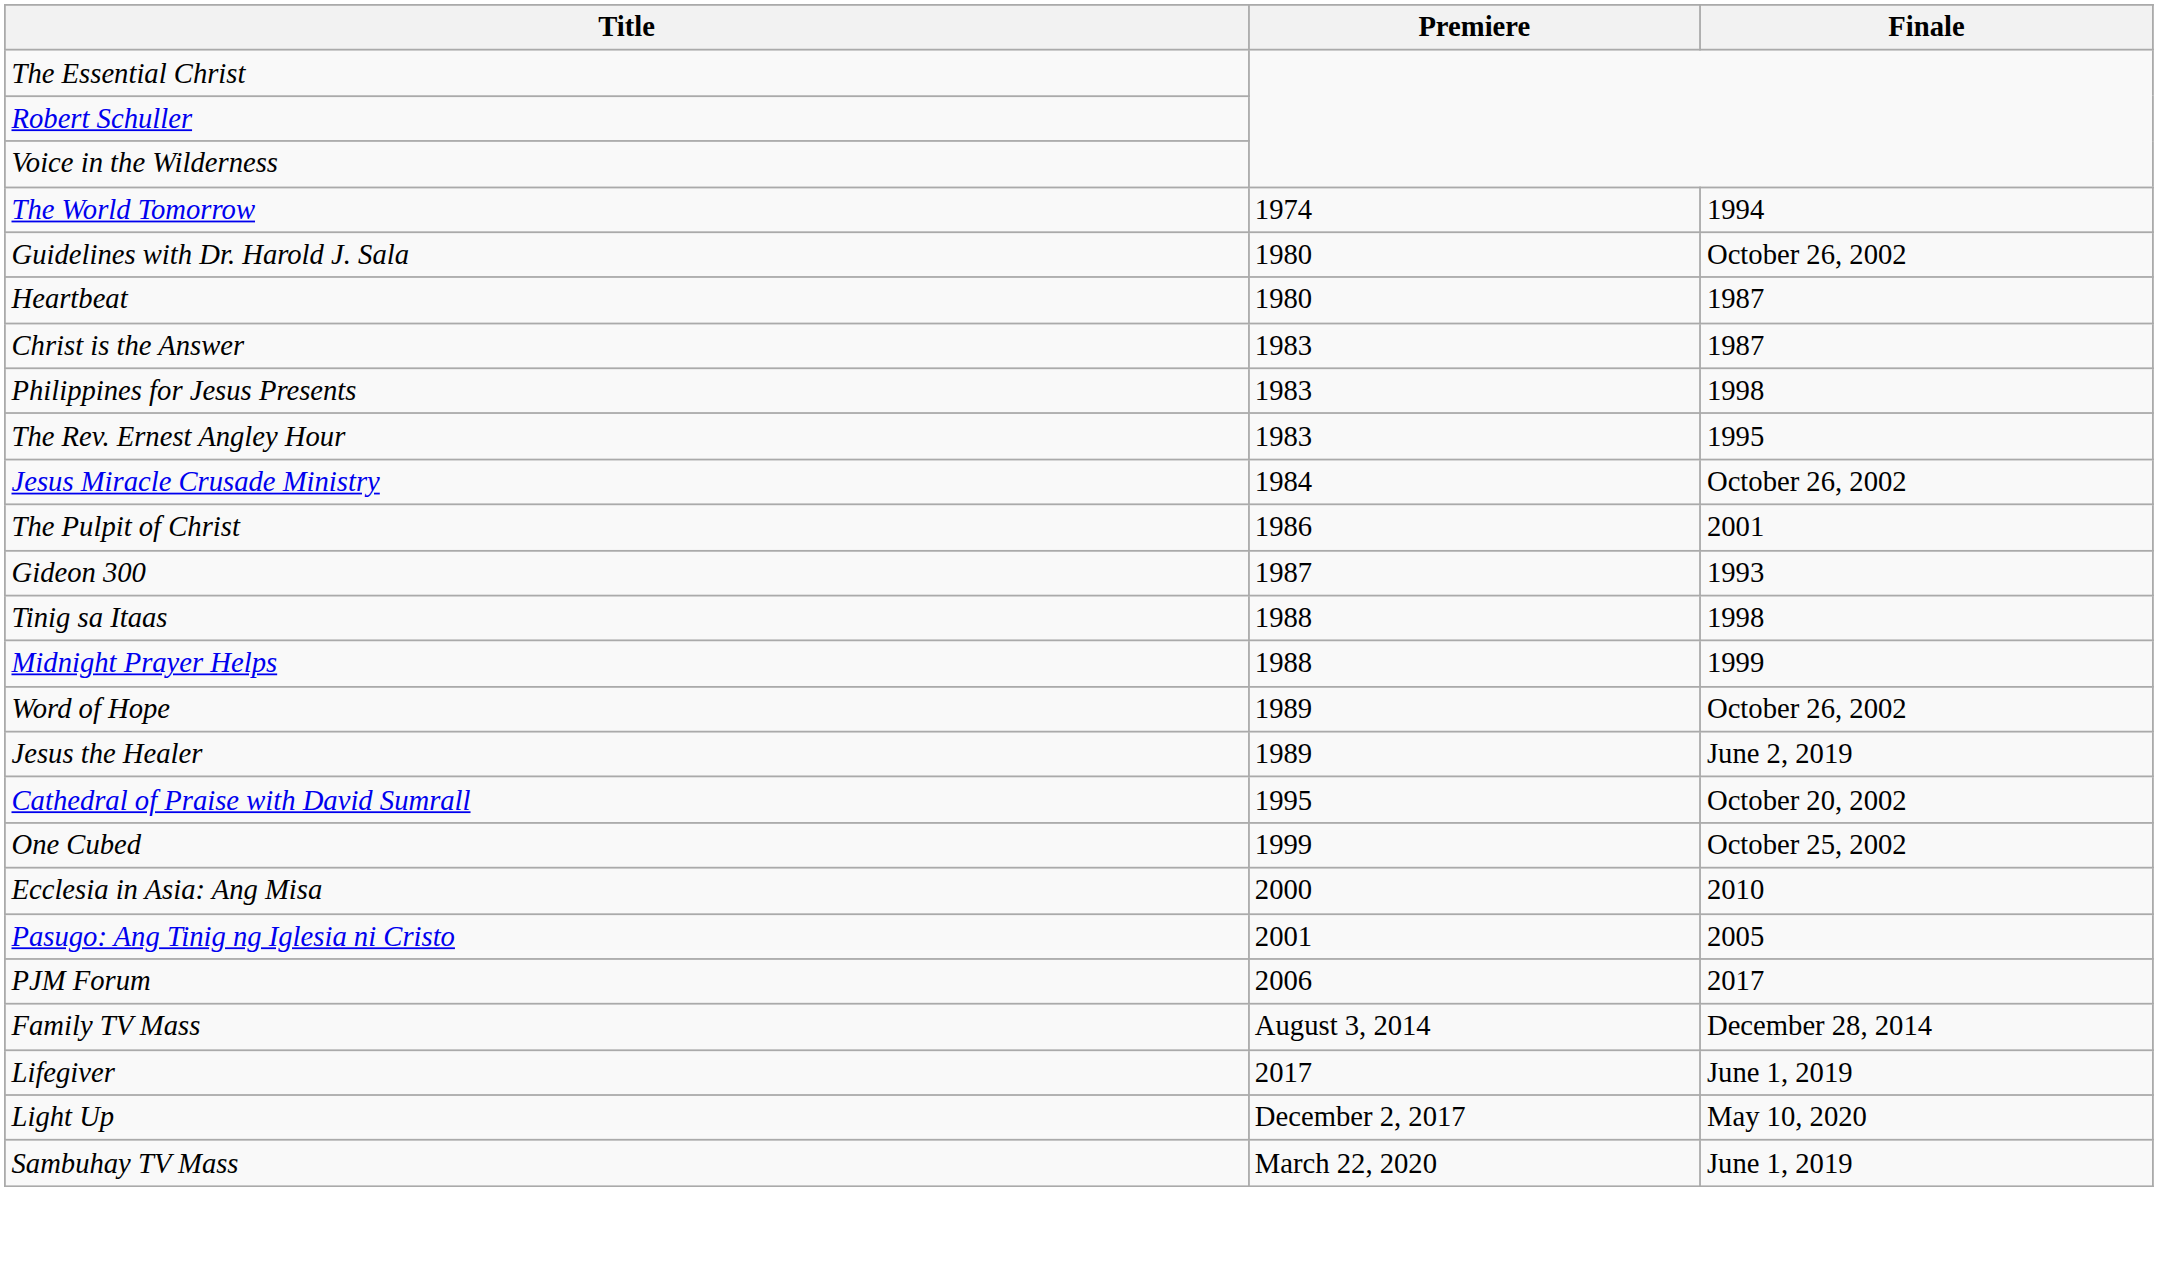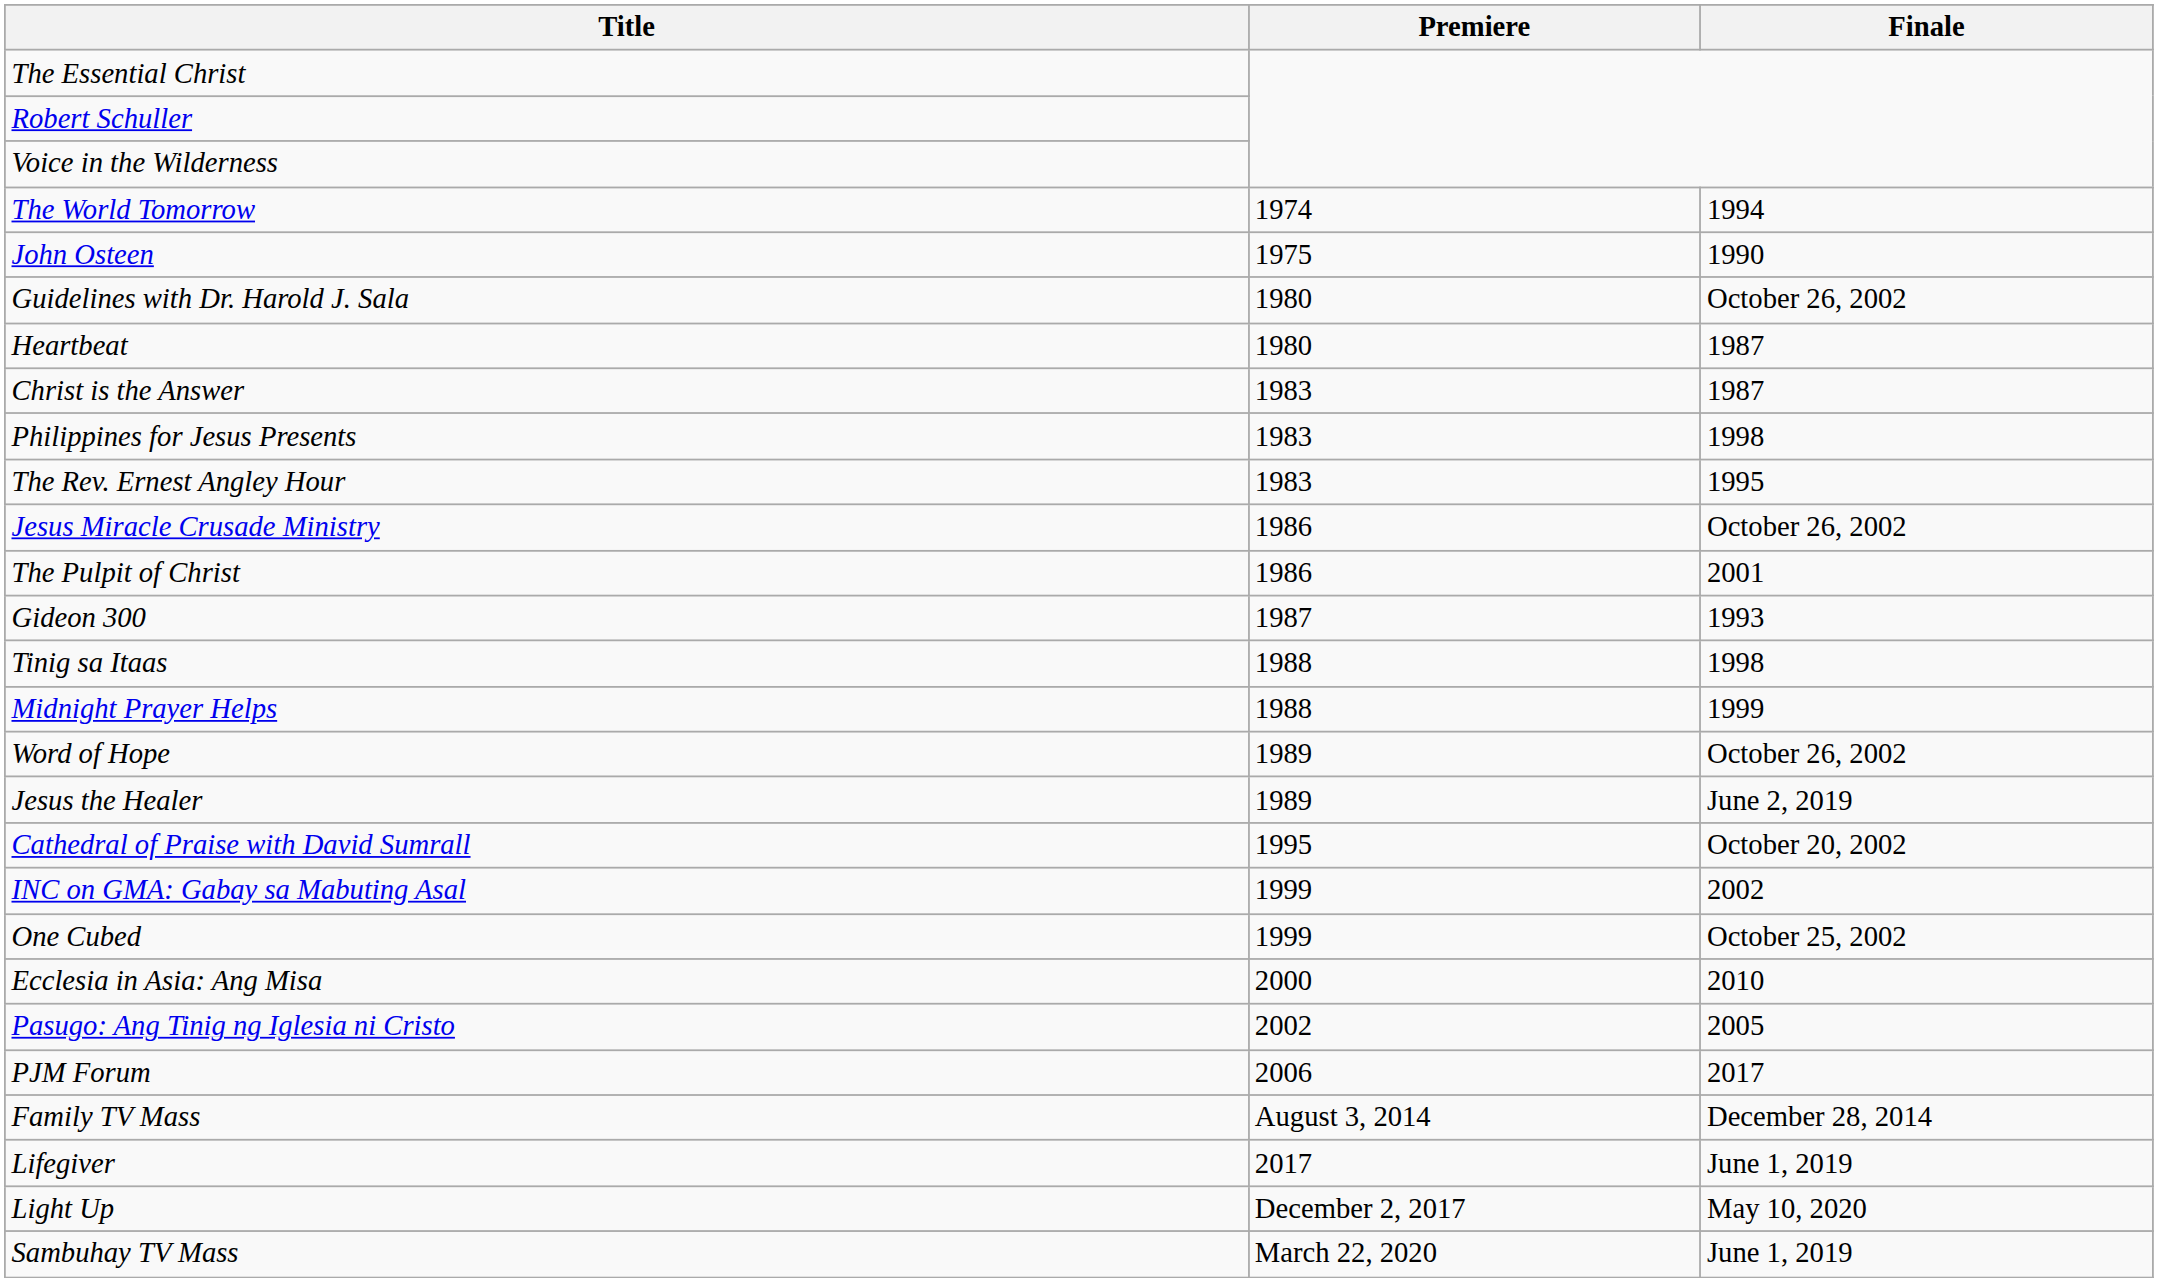+ row: (83, 254)
(1283, 481) 1984 -> (1283, 526) 1986
+ row: (239, 890)
(1283, 935) 2001 -> (1283, 1026) 2002
